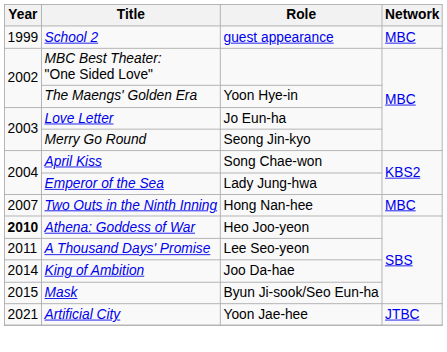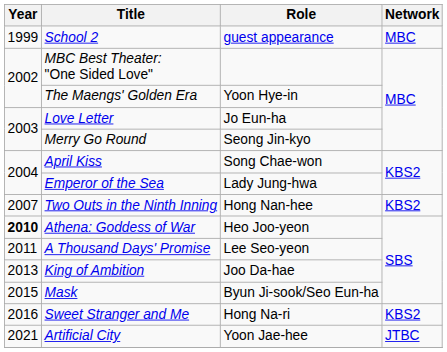(400, 205) MBC -> (403, 205) KBS2
(23, 270) 2014 -> (23, 270) 2013
+ row: (117, 314)
